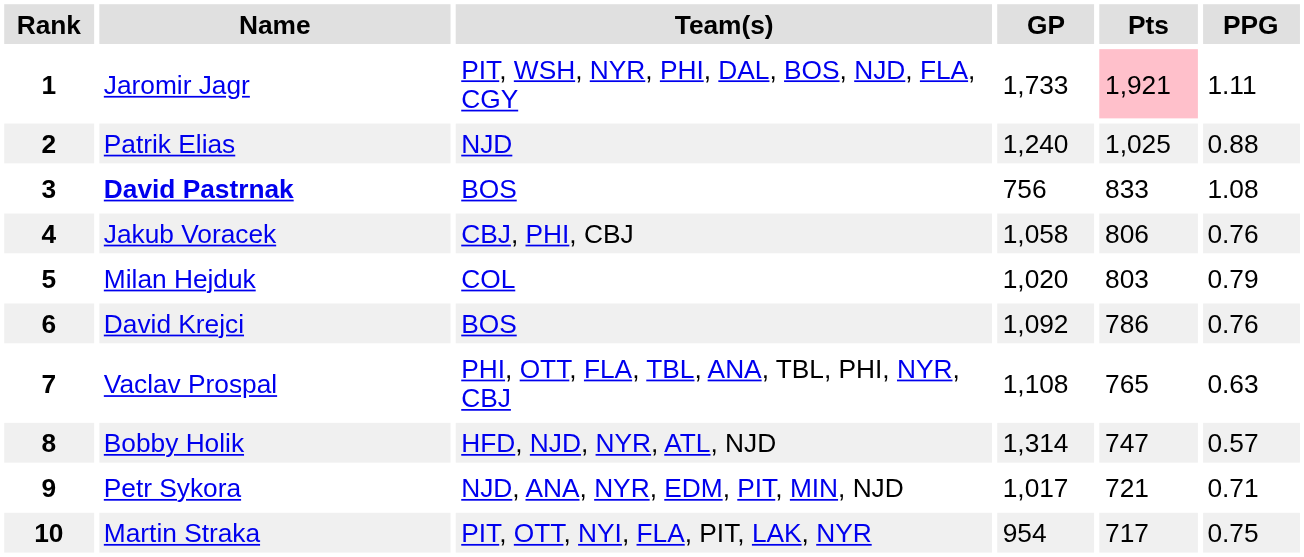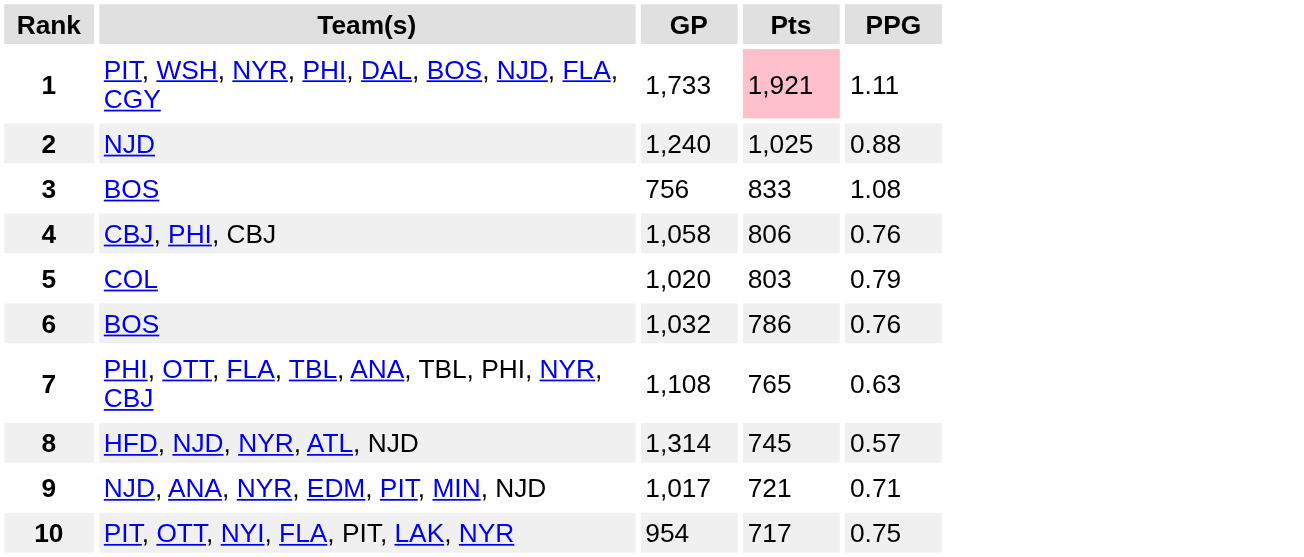- column: (275, 24)
(1036, 323) 1,092 -> (678, 323) 1,032
(1127, 443) 747 -> (770, 443) 745
